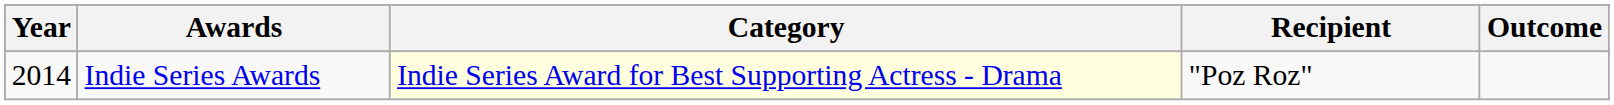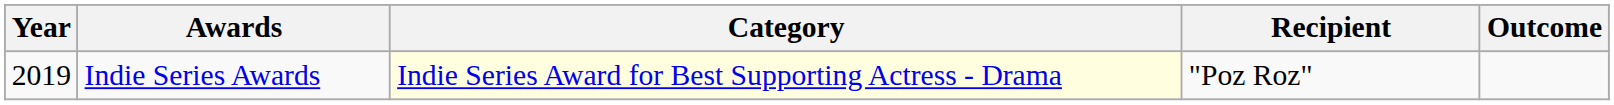(41, 74) 2014 -> (41, 74) 2019
